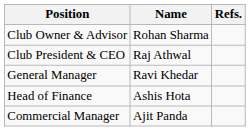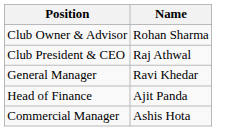- column: (228, 14)
(162, 95) Ashis Hota -> (160, 95) Ajit Panda
(160, 116) Ajit Panda -> (162, 116) Ashis Hota
